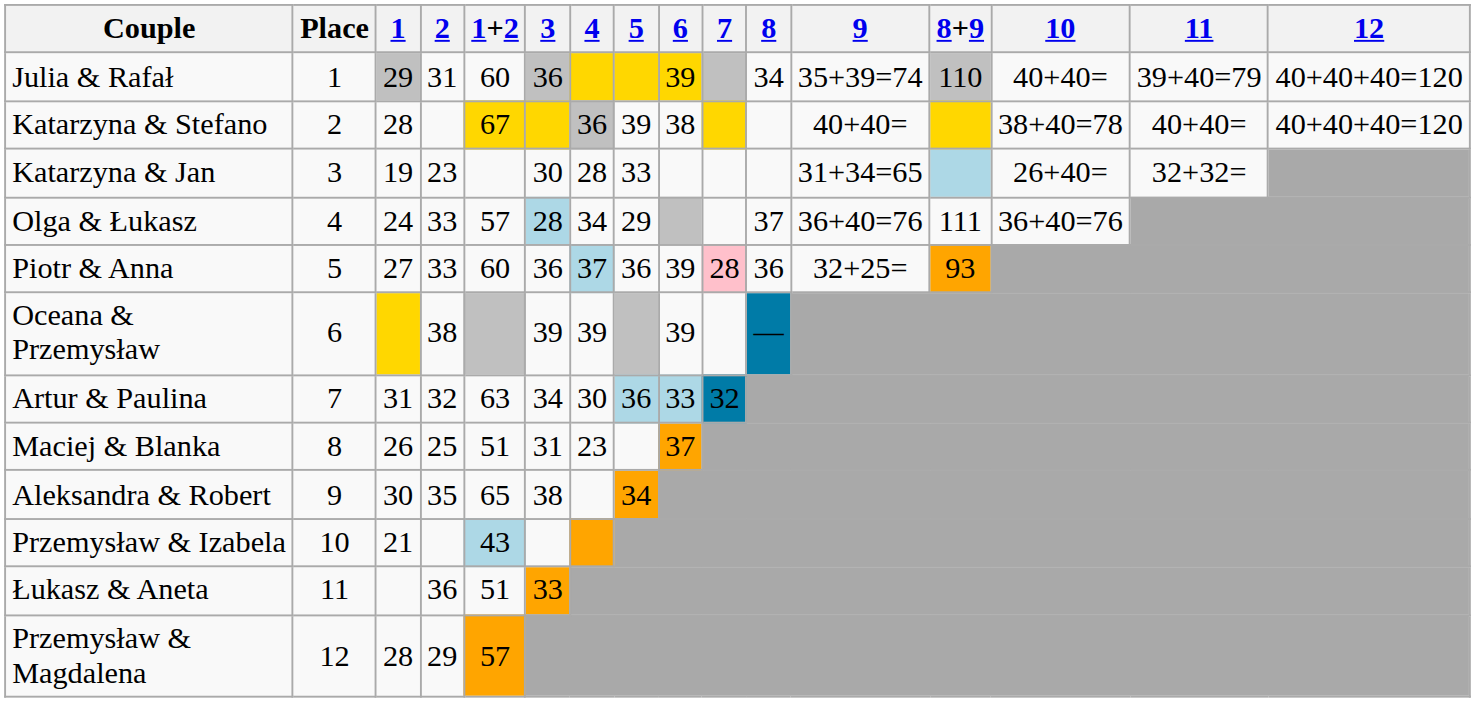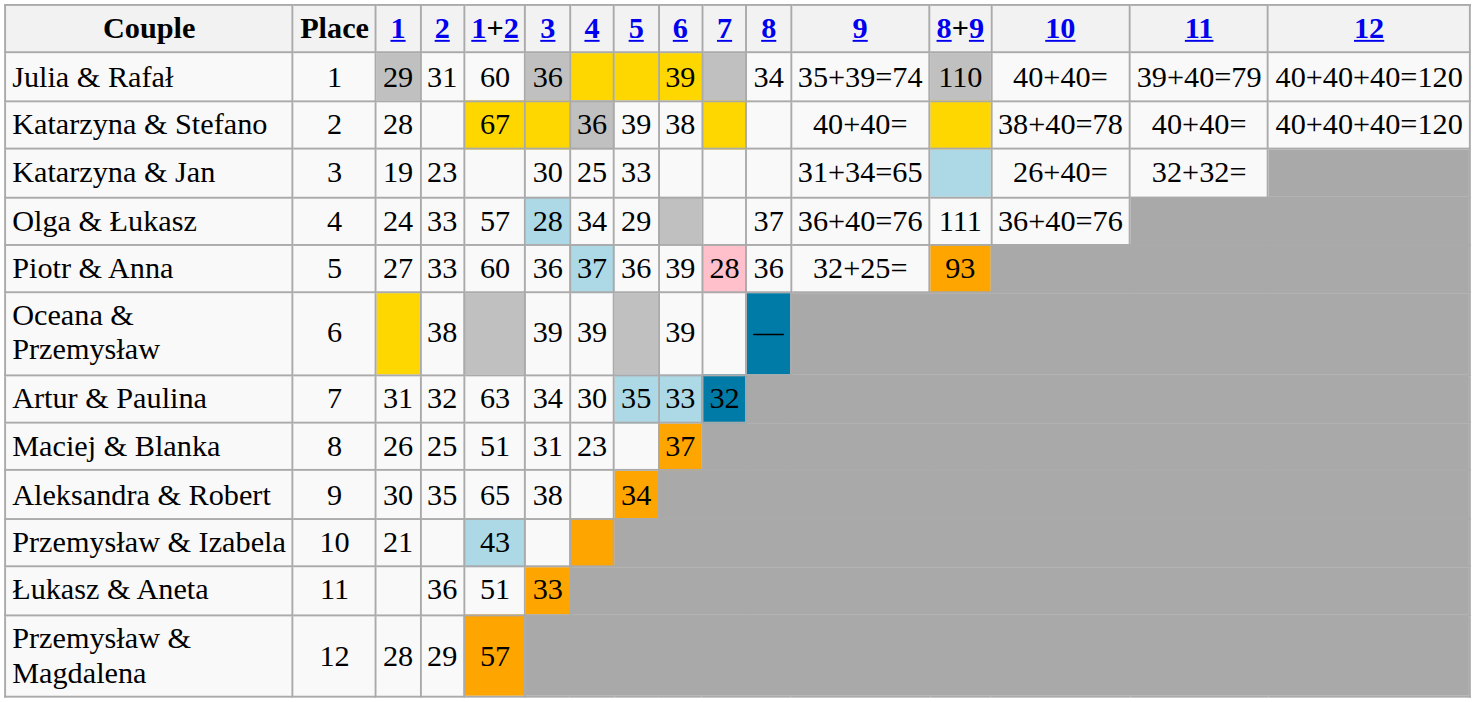(592, 172) 28 -> (592, 172) 25
(636, 398) 36 -> (636, 398) 35
